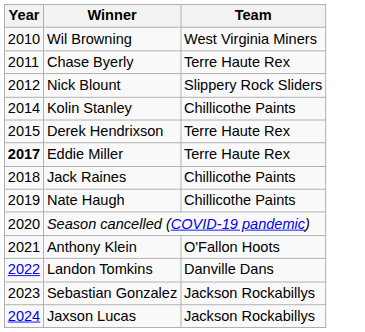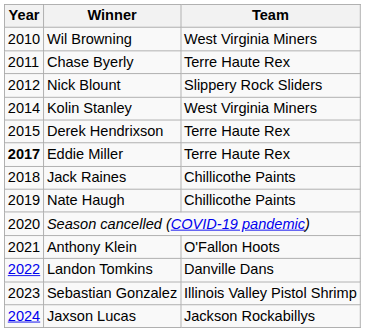(240, 108) Chillicothe Paints -> (250, 108) West Virginia Miners
(249, 293) Jackson Rockabillys -> (270, 293) Illinois Valley Pistol Shrimp
